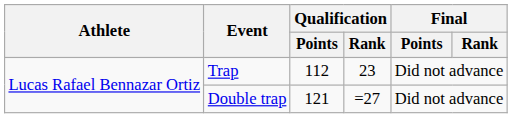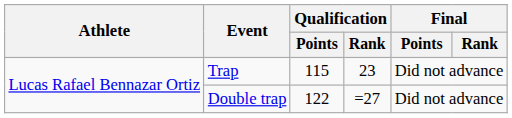(317, 71) 112 -> (317, 71) 115
(317, 99) 121 -> (317, 99) 122
